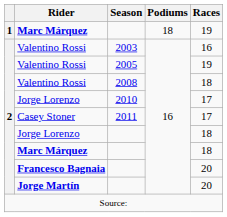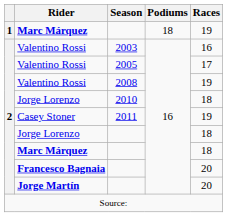(206, 64) 19 -> (206, 64) 17
(206, 82) 18 -> (206, 82) 19
(206, 99) 17 -> (206, 99) 18
(206, 116) 17 -> (206, 116) 19
